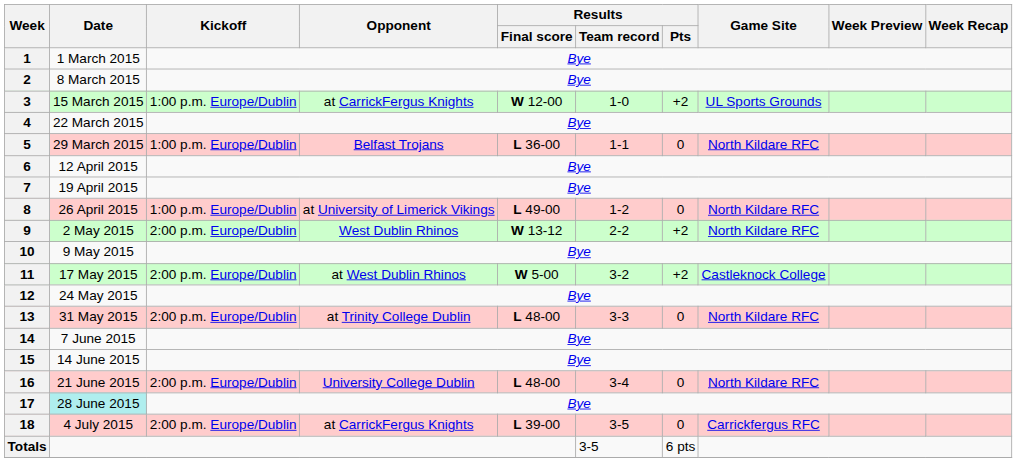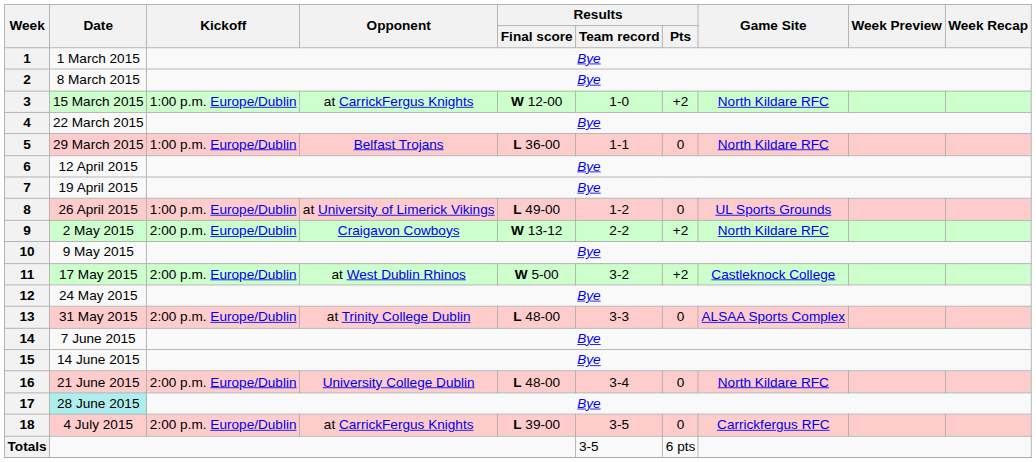(764, 101) UL Sports Grounds -> (773, 101) North Kildare RFC
(764, 209) North Kildare RFC -> (773, 209) UL Sports Grounds
(399, 230) West Dublin Rhinos -> (399, 230) Craigavon Cowboys
(764, 317) North Kildare RFC -> (773, 317) ALSAA Sports Complex
